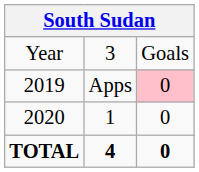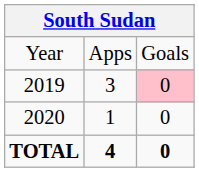(110, 53) 3 -> (110, 53) Apps
(110, 85) Apps -> (110, 85) 3
